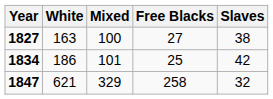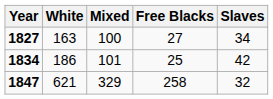(242, 38) 38 -> (242, 38) 34
